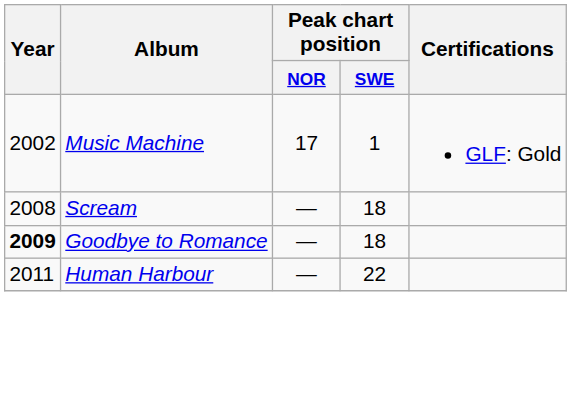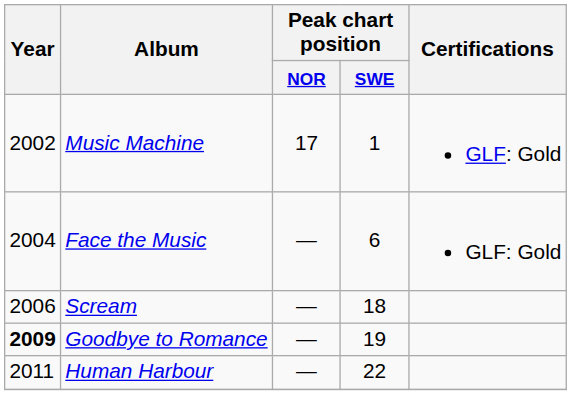+ row: (136, 240)
(33, 208) 2008 -> (33, 306) 2006
(375, 241) 18 -> (375, 339) 19
